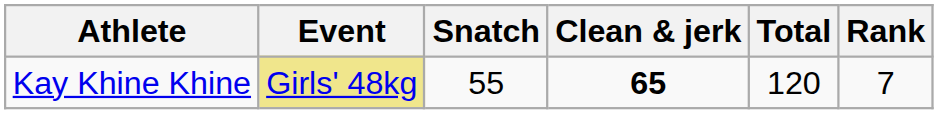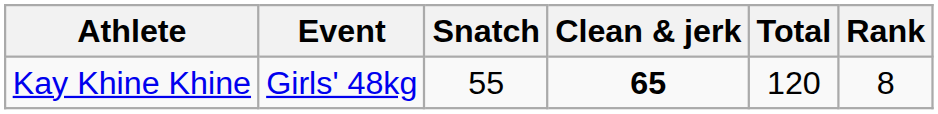(342, 82) khaki background -> (342, 82) no background
(886, 82) 7 -> (886, 82) 8
